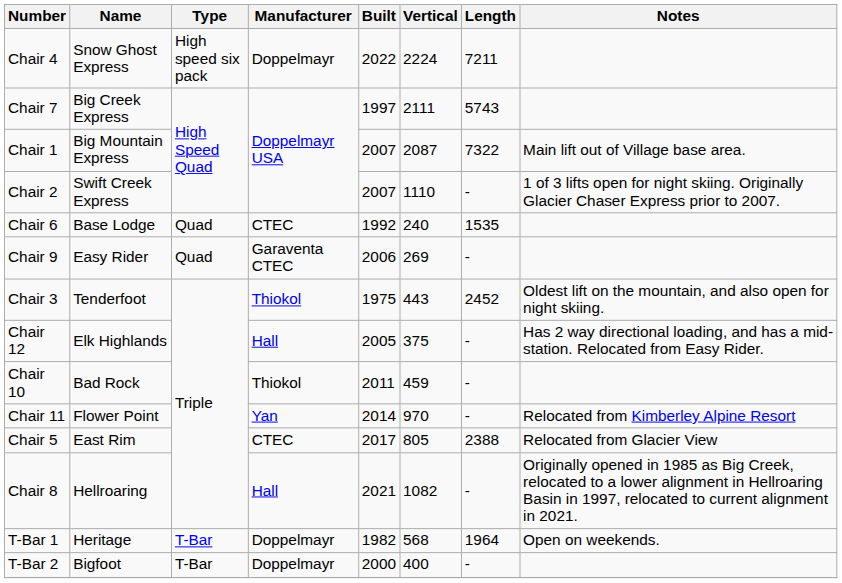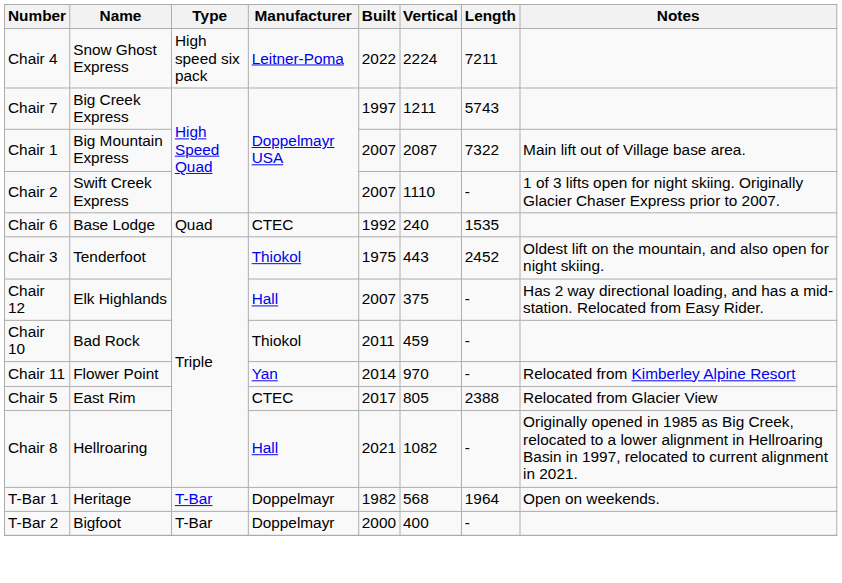(293, 58) Doppelmayr -> (298, 58) Leitner-Poma
(419, 108) 2111 -> (420, 108) 1211
- row: (33, 257)
(379, 341) 2005 -> (379, 299) 2007
